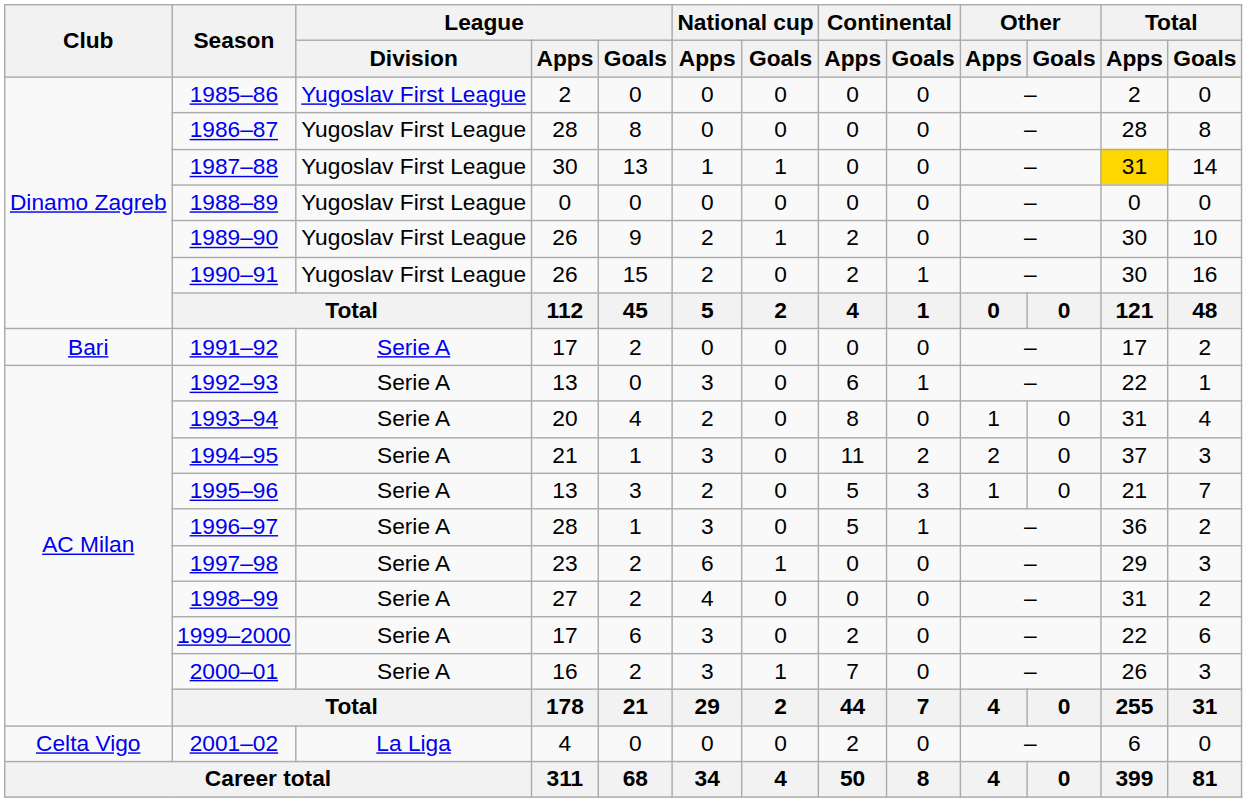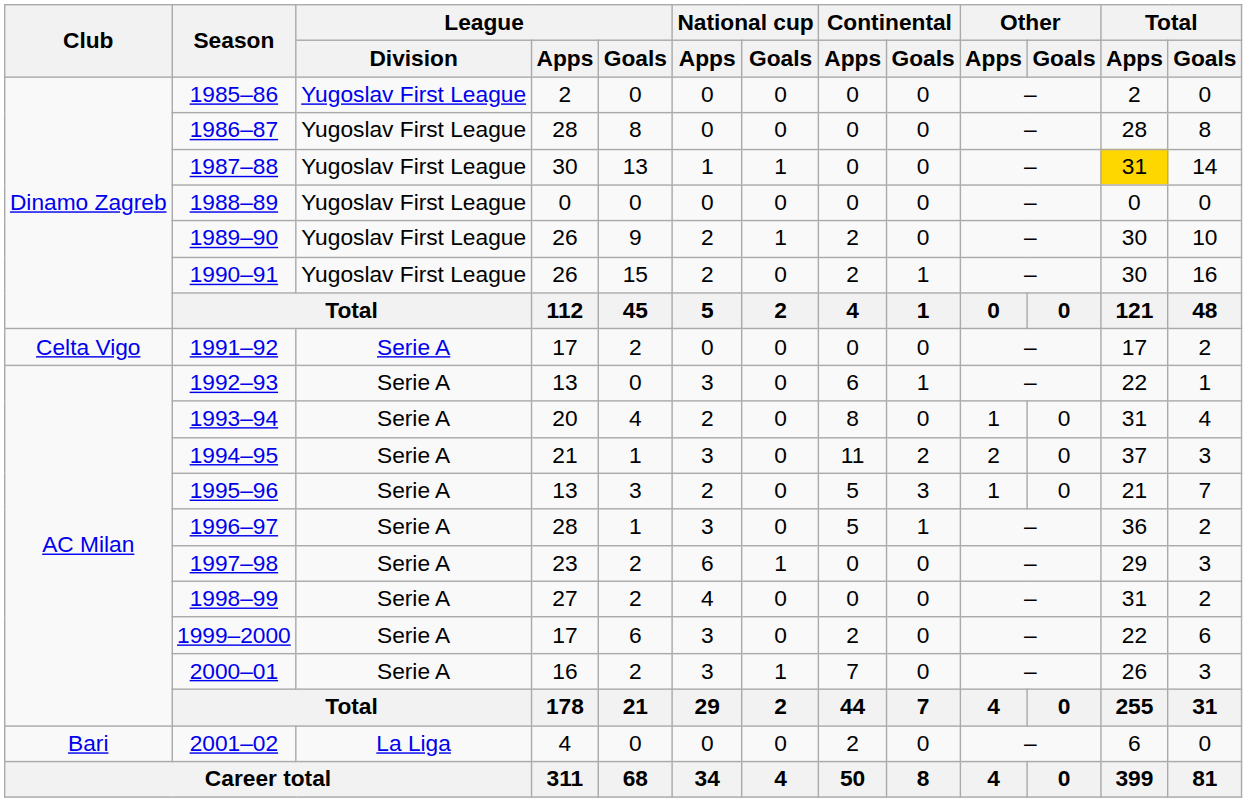(88, 346) Bari -> (88, 346) Celta Vigo
(88, 743) Celta Vigo -> (88, 743) Bari
